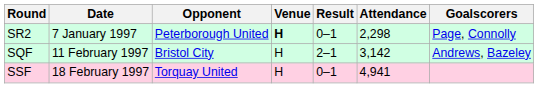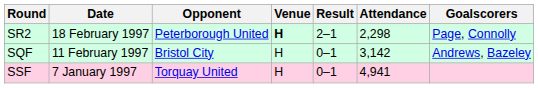(94, 33) 7 January 1997 -> (101, 33) 18 February 1997
(326, 33) 0–1 -> (326, 33) 2–1
(326, 53) 2–1 -> (326, 53) 0–1
(101, 72) 18 February 1997 -> (94, 72) 7 January 1997
